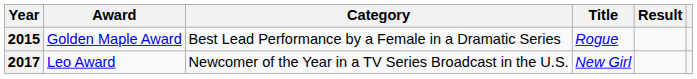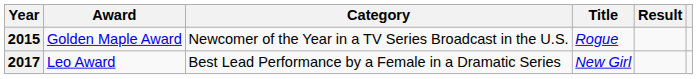(375, 39) Best Lead Performance by a Female in a Dramatic Series -> (379, 39) Newcomer of the Year in a TV Series Broadcast in the U.S.
(379, 62) Newcomer of the Year in a TV Series Broadcast in the U.S. -> (375, 62) Best Lead Performance by a Female in a Dramatic Series
